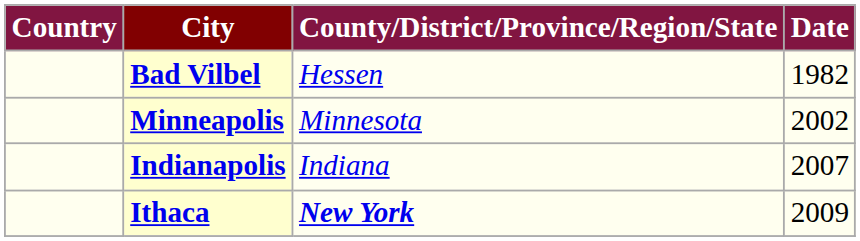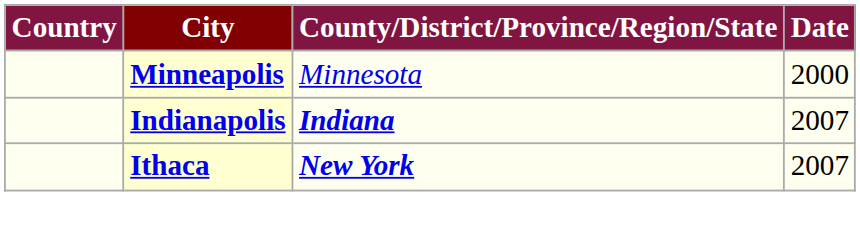- row: (195, 73)
(820, 119) 2002 -> (820, 73) 2000
(344, 166) normal -> (347, 119) bold
(820, 212) 2009 -> (820, 166) 2007
